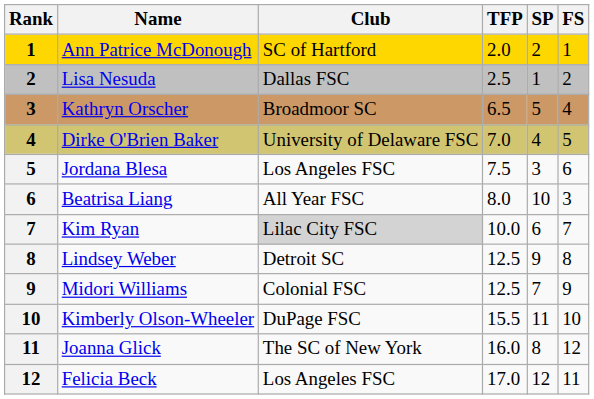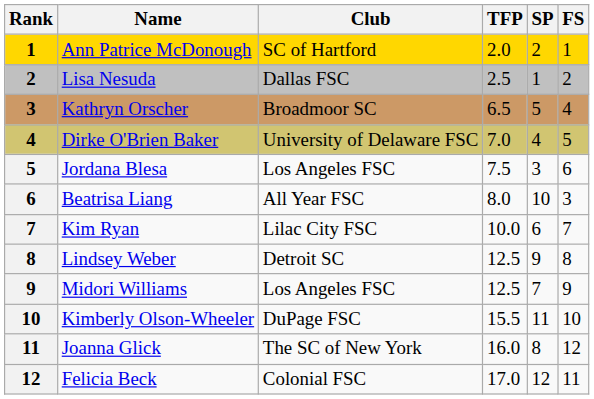(320, 229) lightgrey background -> (320, 229) no background
(315, 288) Colonial FSC -> (329, 288) Los Angeles FSC
(329, 378) Los Angeles FSC -> (315, 378) Colonial FSC
